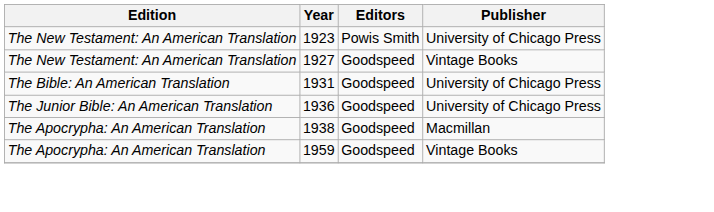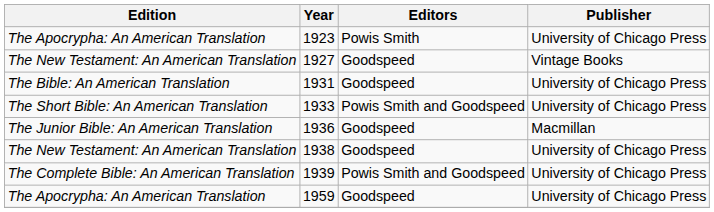(152, 38) The New Testament: An American Translation -> (137, 38) The Apocrypha: An American Translation
+ row: (319, 106)
(514, 106) University of Chicago Press -> (563, 128) Macmillan
(137, 128) The Apocrypha: An American Translation -> (152, 151) The New Testament: An American Translation
(458, 128) Macmillan -> (619, 151) University of Chicago Press
+ row: (319, 173)
(472, 151) Vintage Books -> (619, 196) University of Chicago Press
